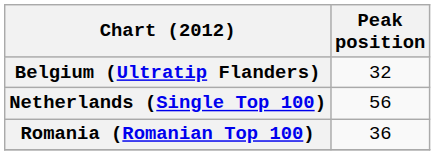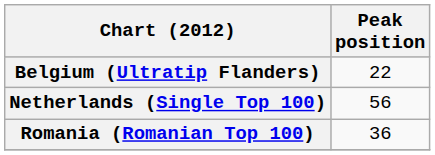(380, 73) 32 -> (380, 73) 22
